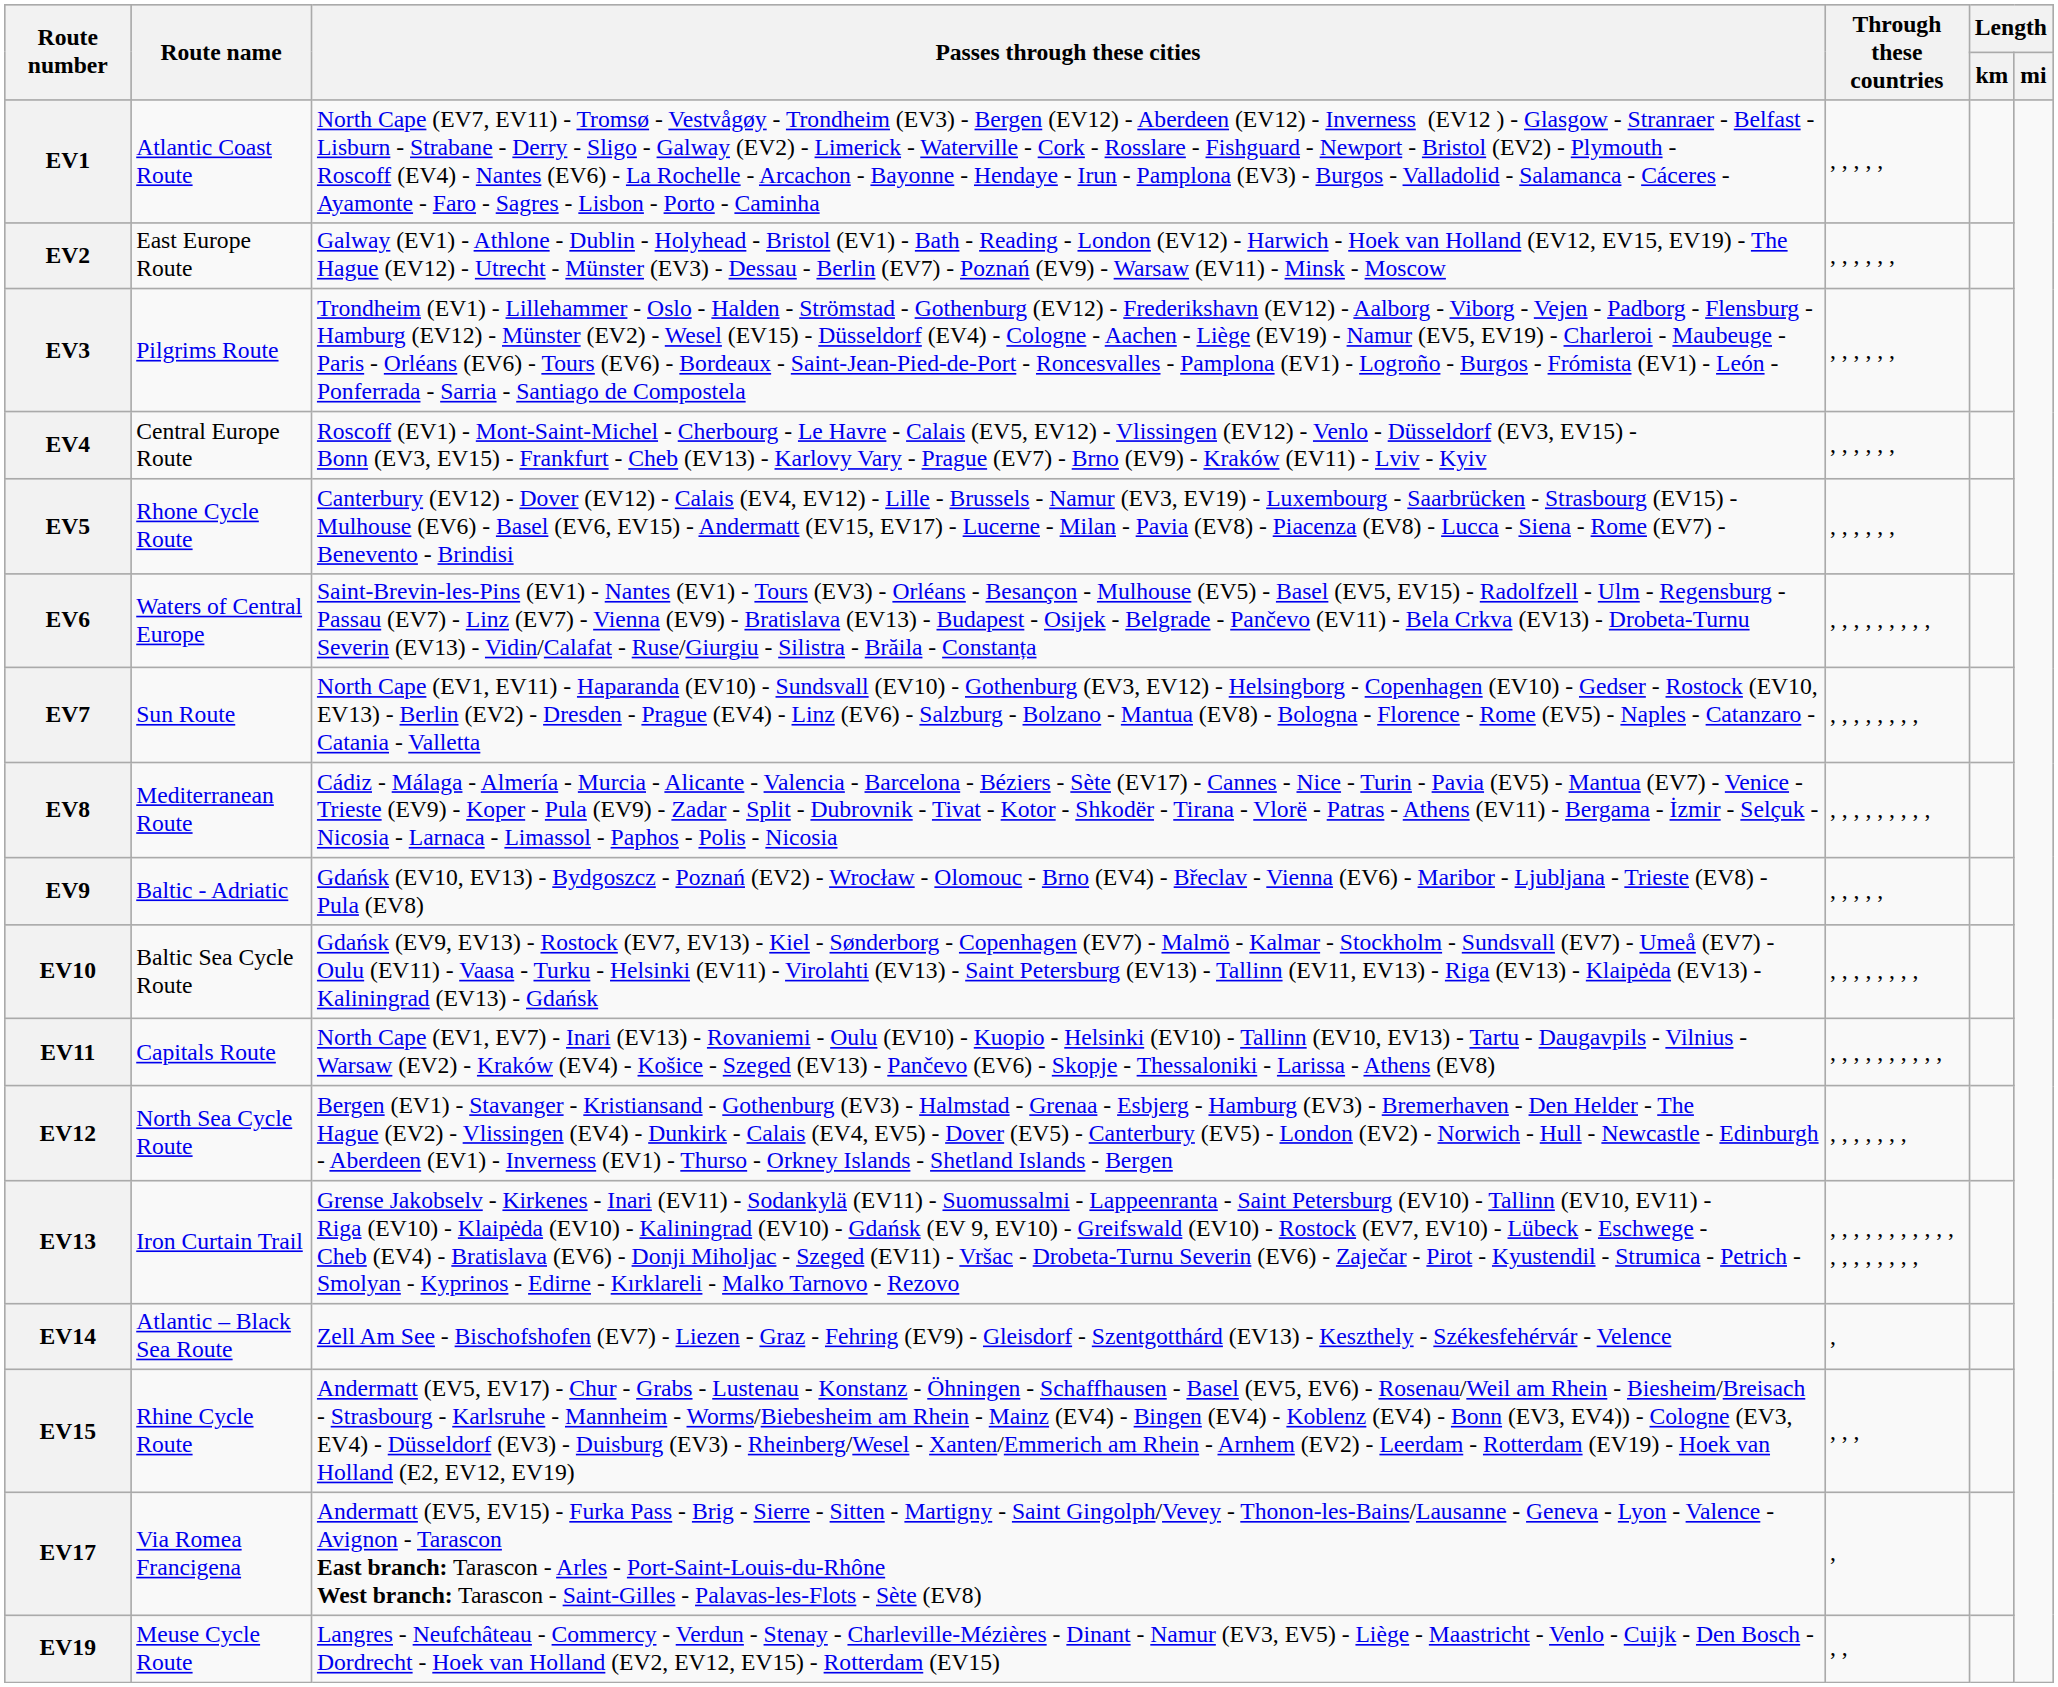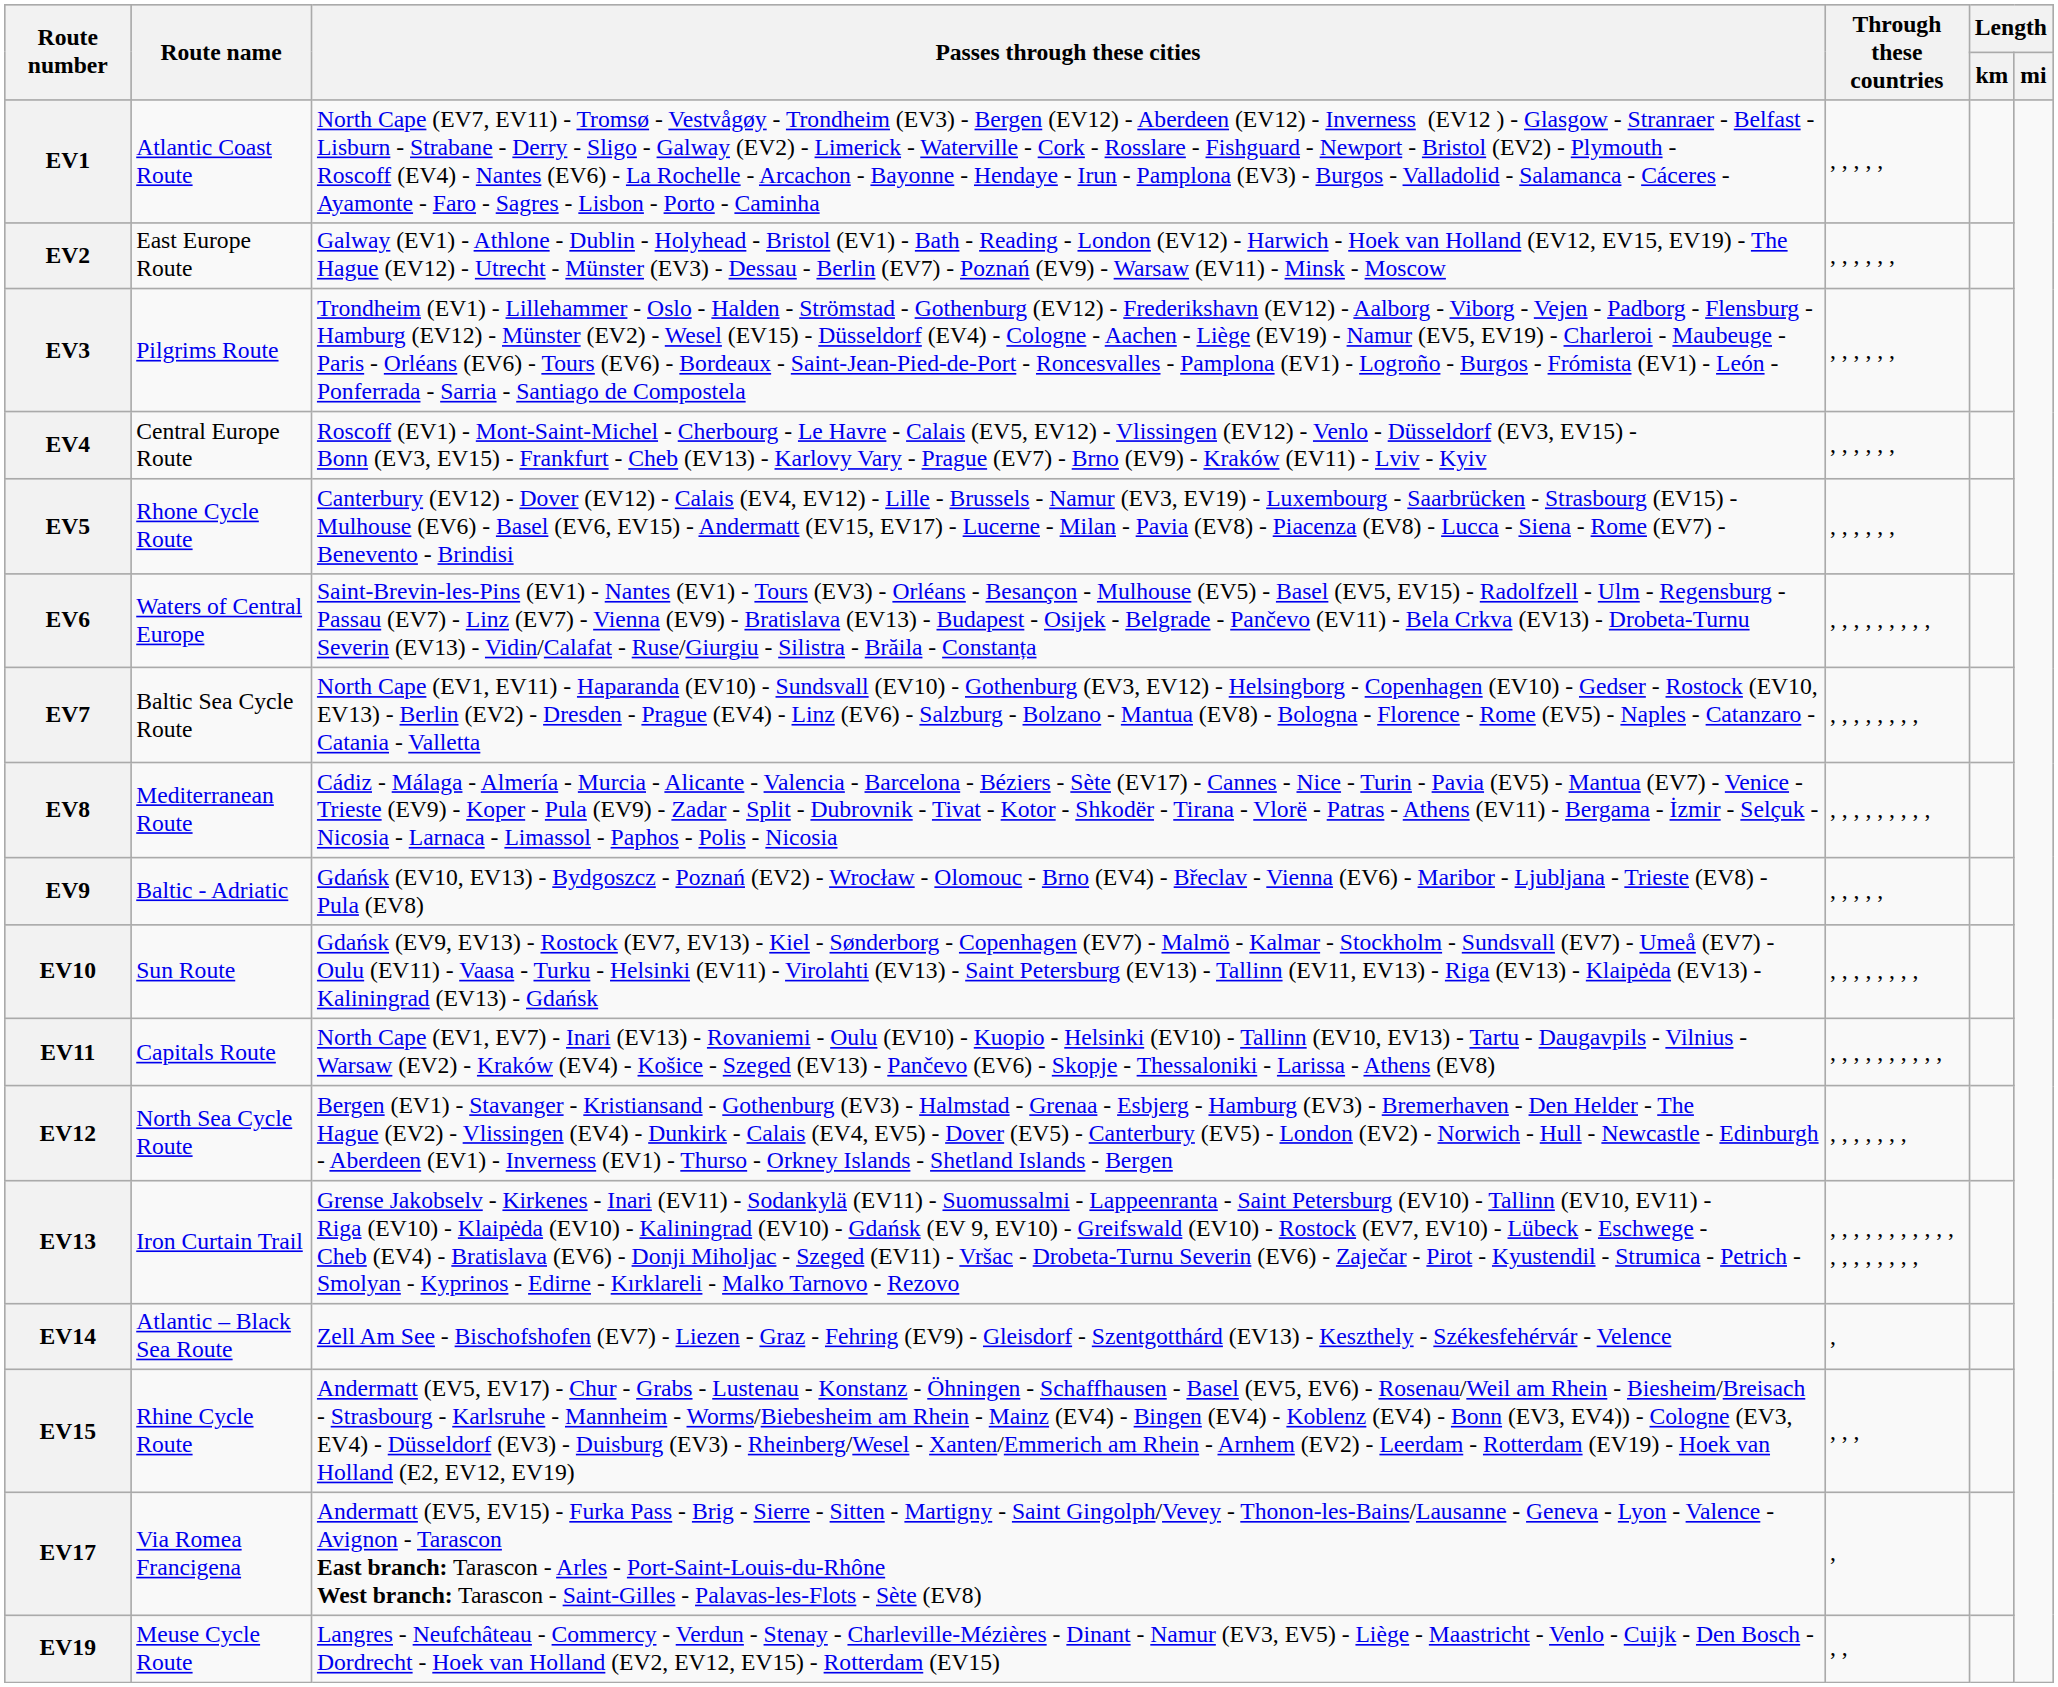(186, 715) Sun Route -> (215, 715) Baltic Sea Cycle Route
(215, 971) Baltic Sea Cycle Route -> (186, 971) Sun Route
